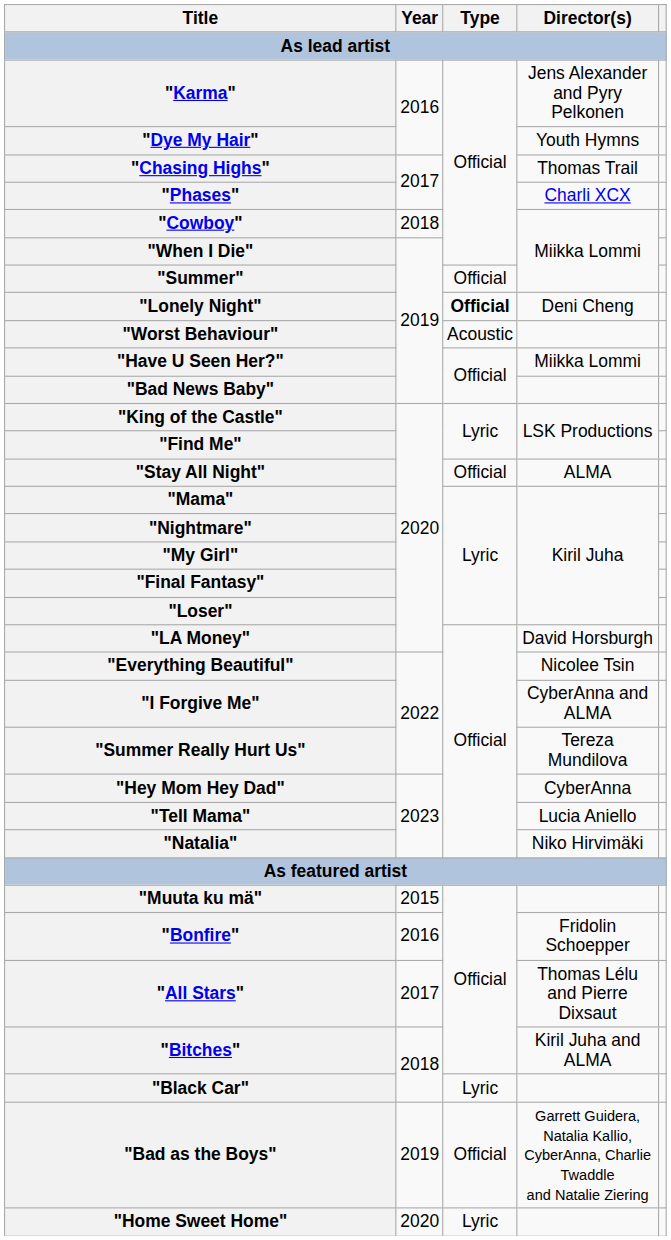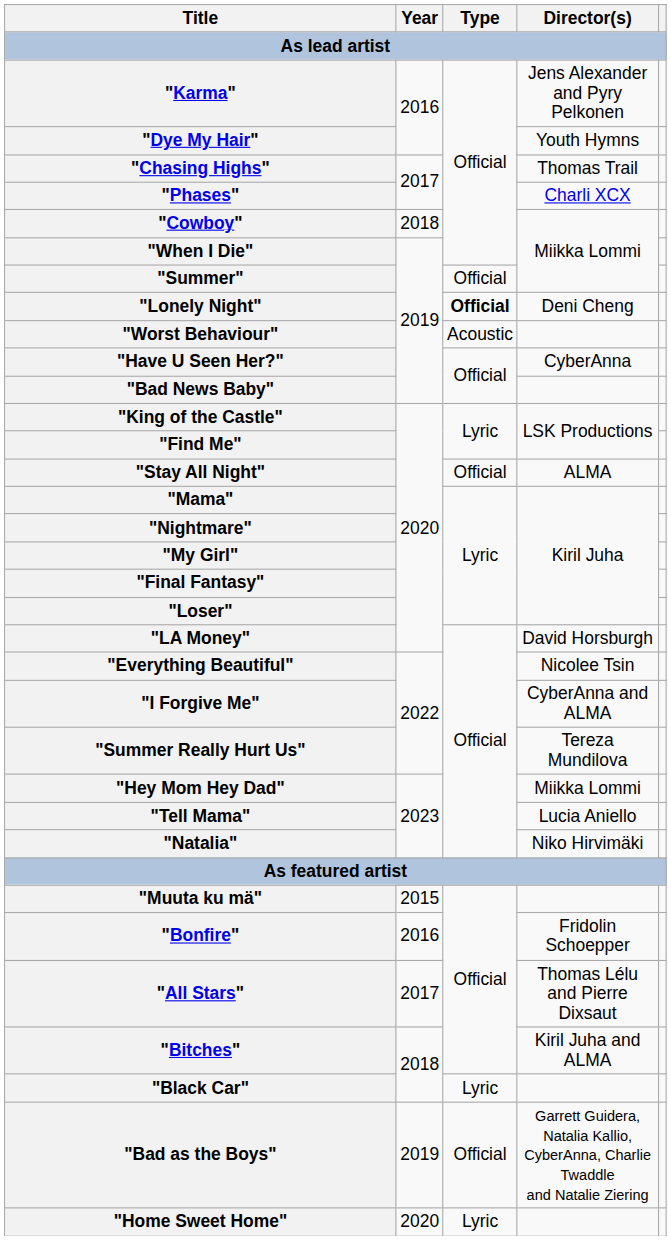(588, 361) Miikka Lommi -> (588, 361) CyberAnna
(588, 788) CyberAnna -> (588, 788) Miikka Lommi
